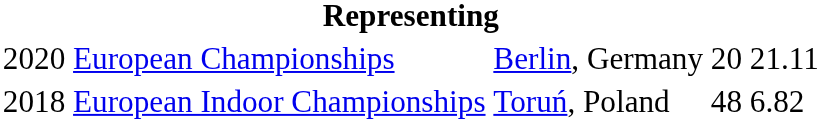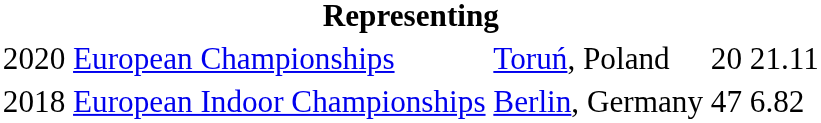(598, 58) Berlin, Germany -> (582, 58) Toruń, Poland
(582, 101) Toruń, Poland -> (598, 101) Berlin, Germany
(726, 101) 48 -> (726, 101) 47
